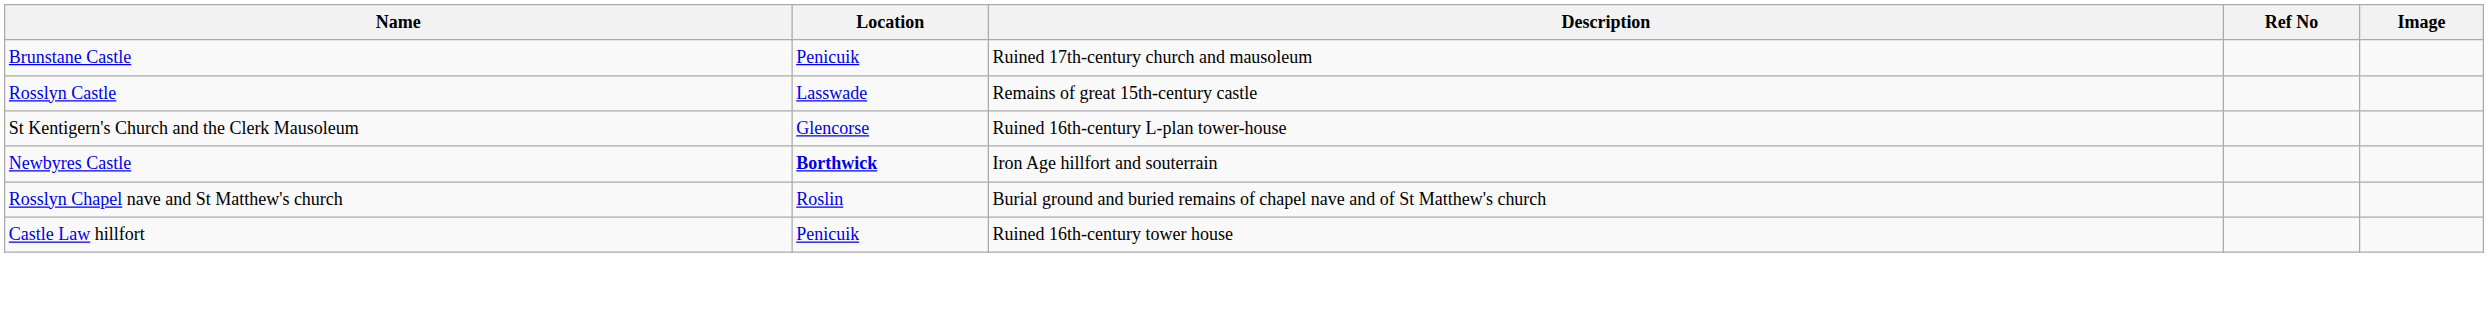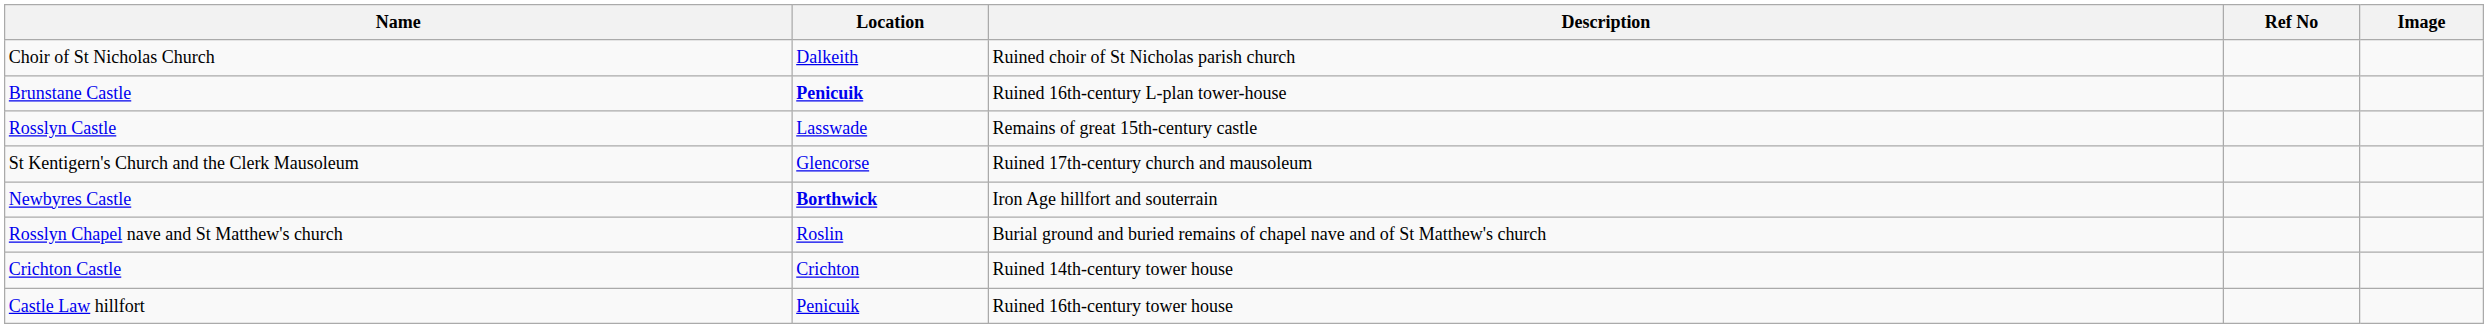+ row: (112, 57)
(828, 57) normal -> (830, 93) bold
(1152, 57) Ruined 17th-century church and mausoleum -> (1140, 93) Ruined 16th-century L-plan tower-house
(1140, 128) Ruined 16th-century L-plan tower-house -> (1152, 163) Ruined 17th-century church and mausoleum
+ row: (65, 270)
